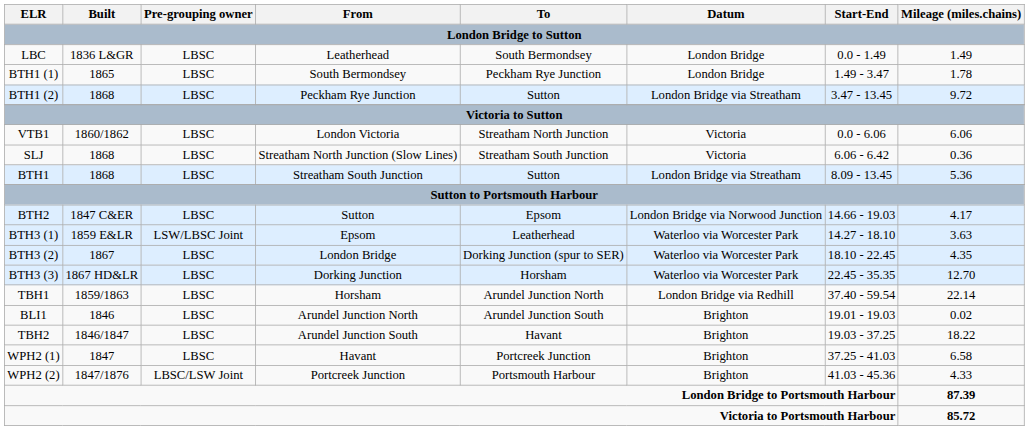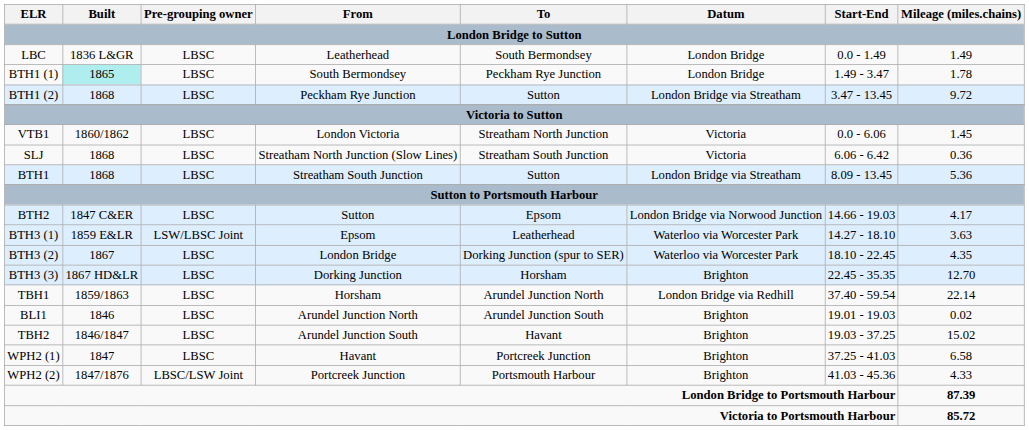(102, 74) no background -> (102, 74) paleturquoise background
(961, 134) 6.06 -> (961, 134) 1.45
(726, 275) Waterloo via Worcester Park -> (726, 275) Brighton
(961, 335) 18.22 -> (961, 335) 15.02
